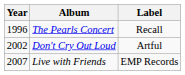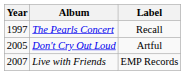(17, 29) 1996 -> (17, 29) 1997
(17, 45) 2002 -> (17, 45) 2005
